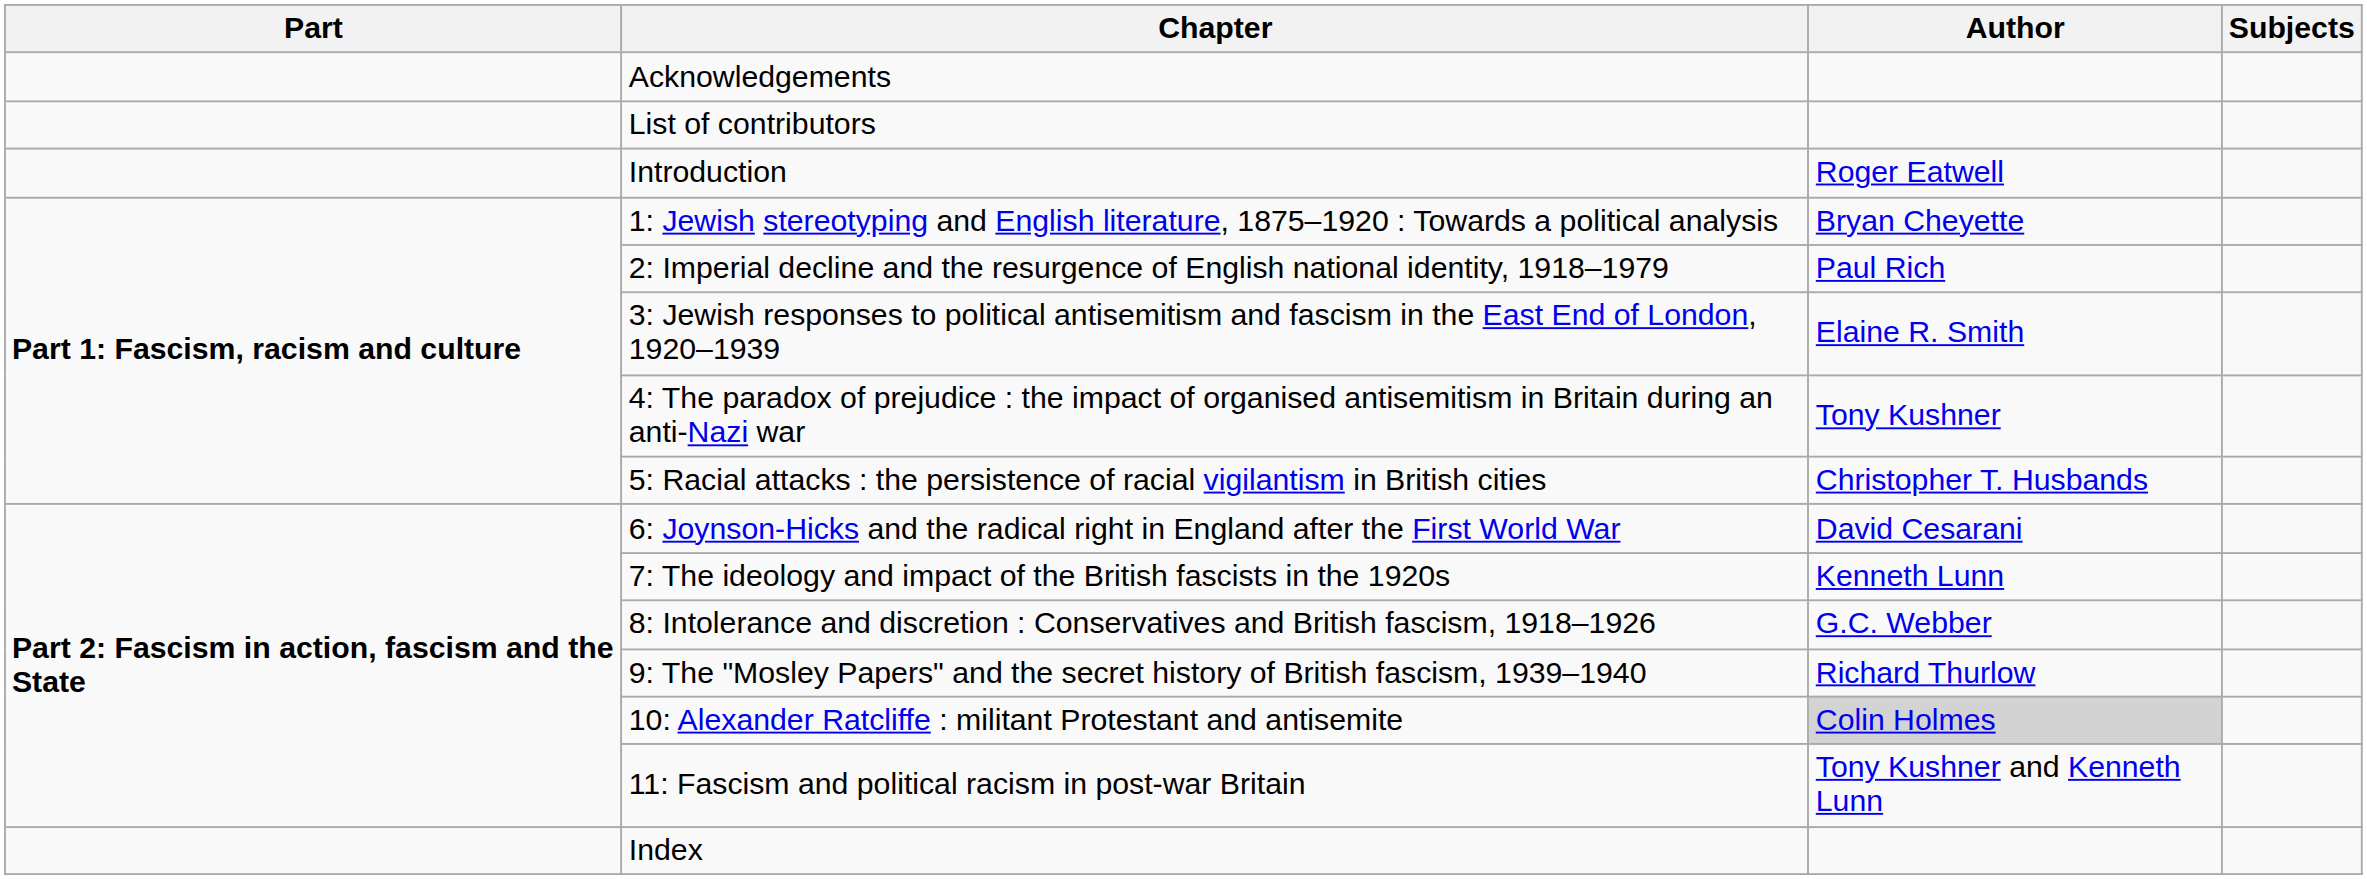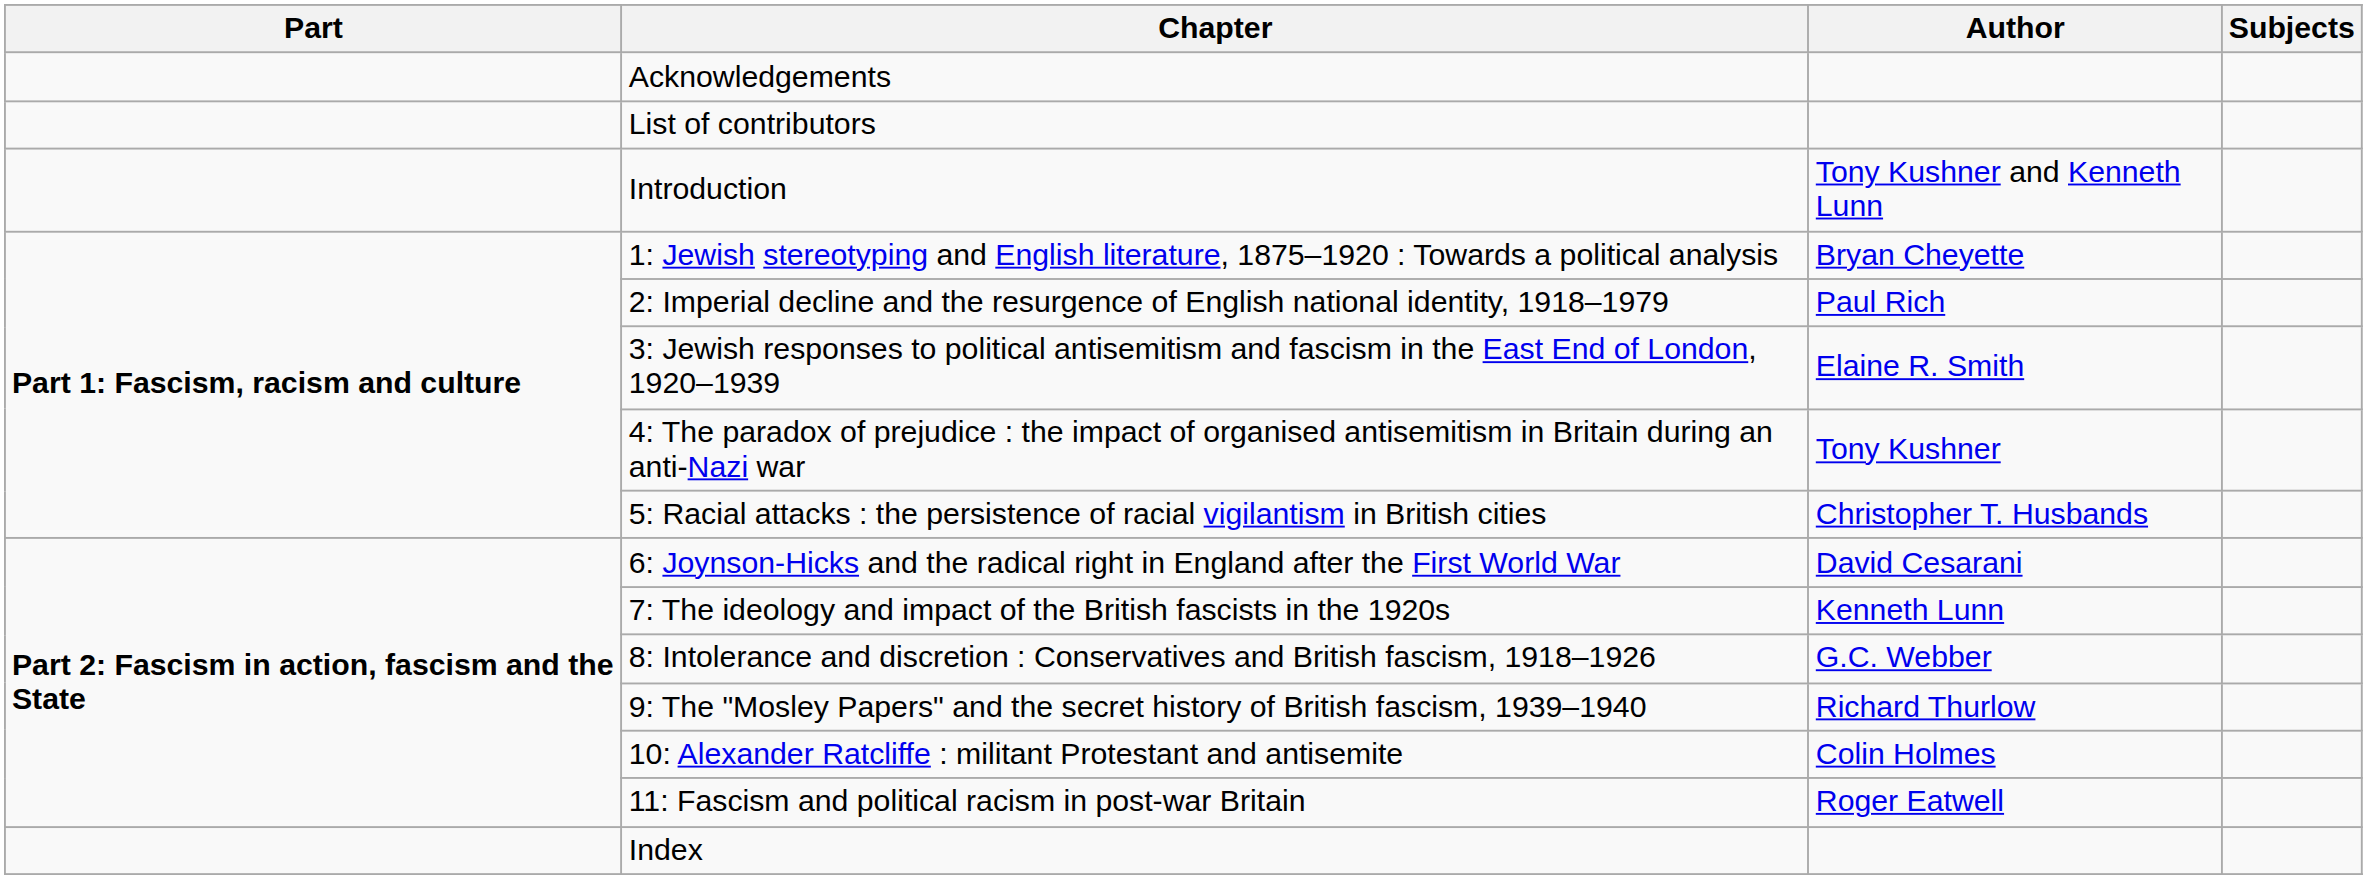(1910, 172) Roger Eatwell -> (1998, 189) Tony Kushner and Kenneth Lunn
(1906, 719) lightgrey background -> (1906, 754) no background
(1998, 784) Tony Kushner and Kenneth Lunn -> (1910, 801) Roger Eatwell
